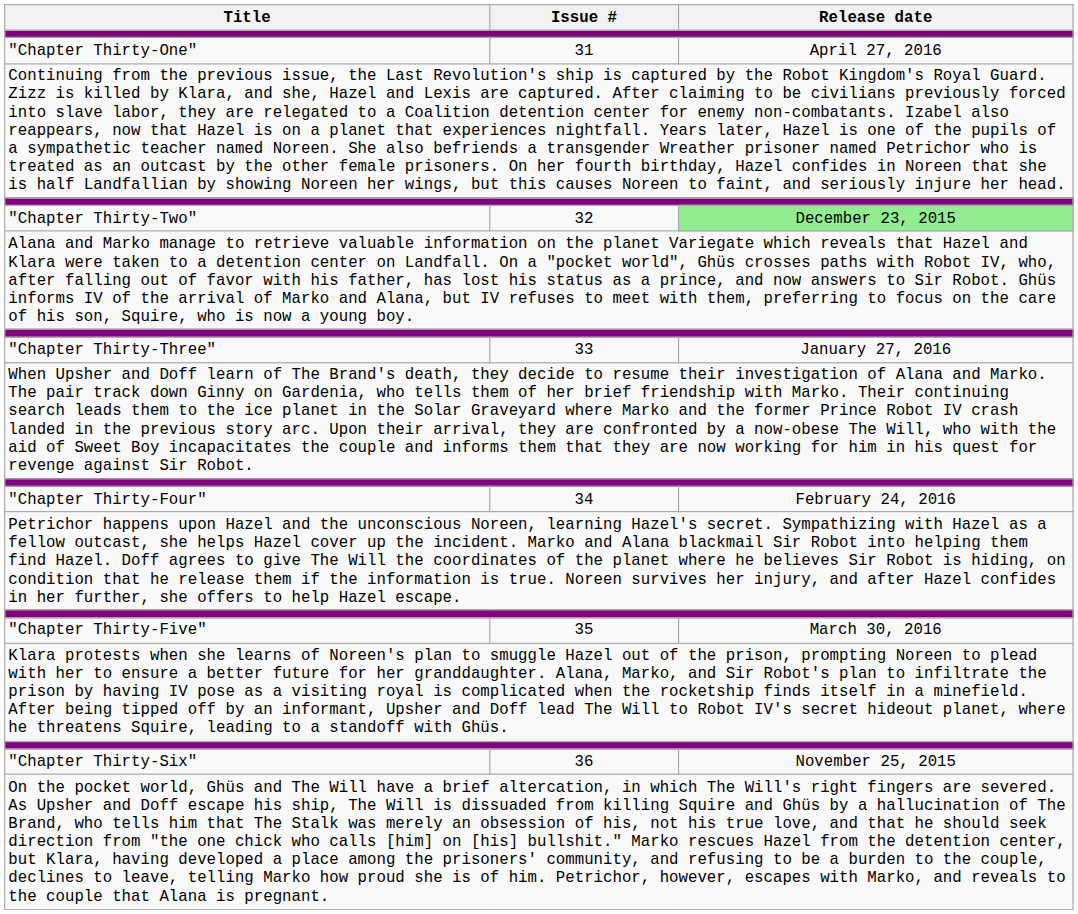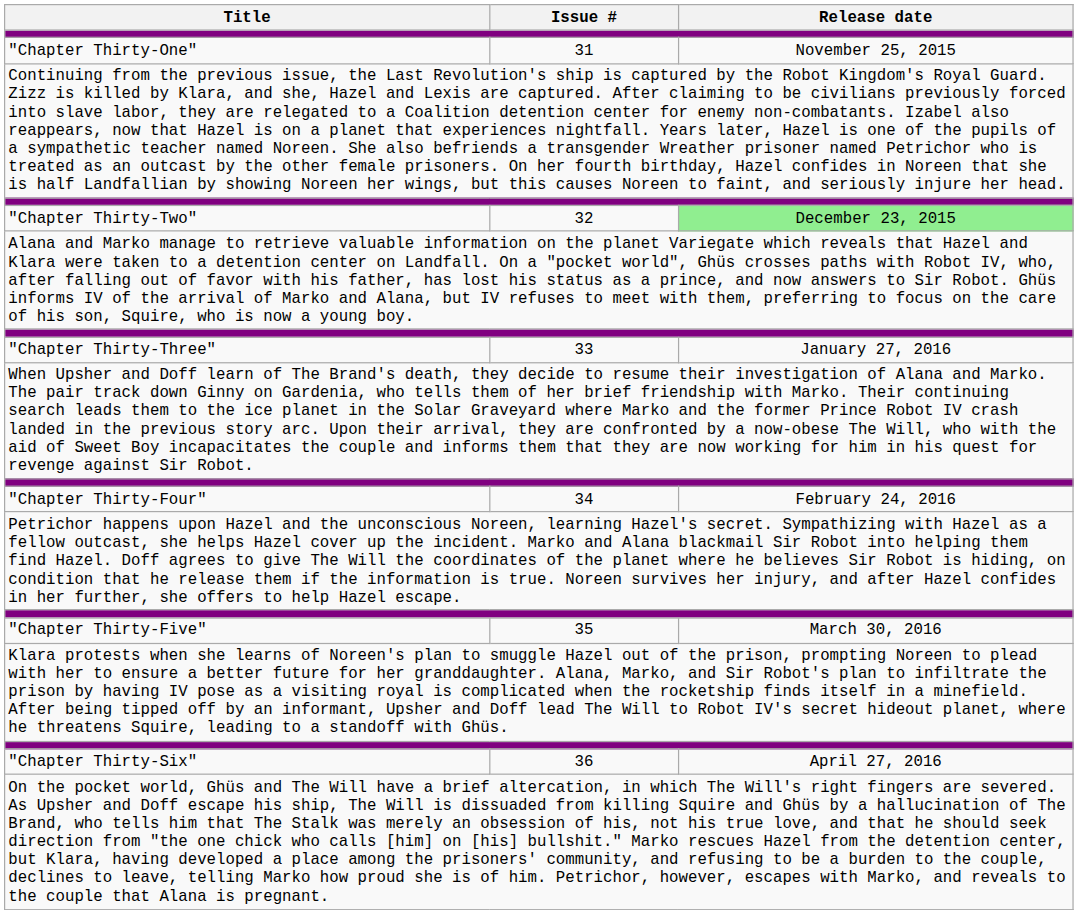(876, 51) April 27, 2016 -> (876, 51) November 25, 2015
(876, 762) November 25, 2015 -> (876, 762) April 27, 2016
